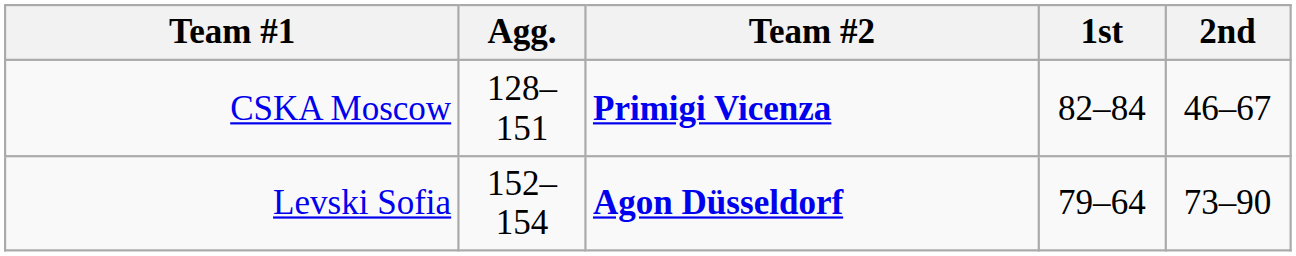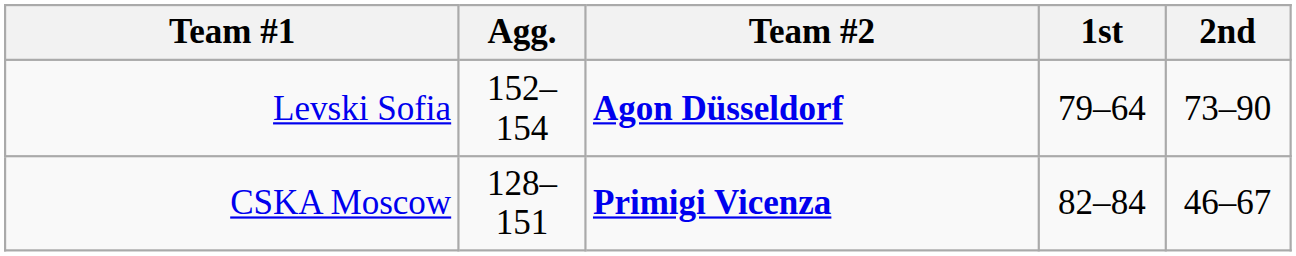rows swapped: (341, 107) <-> (362, 202)
